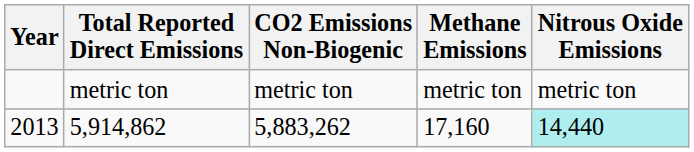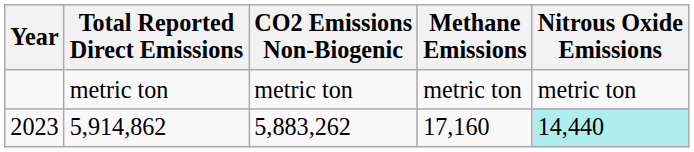(34, 127) 2013 -> (34, 127) 2023
